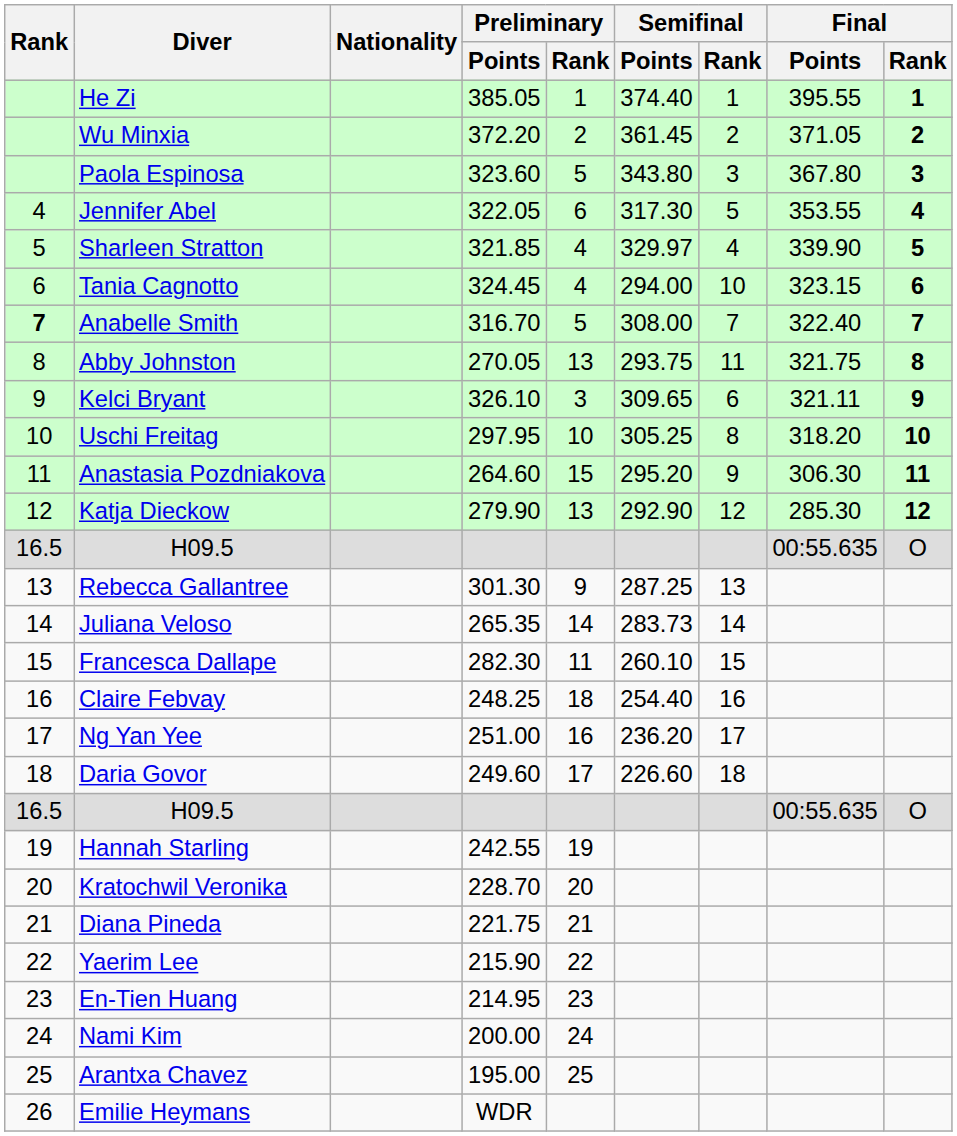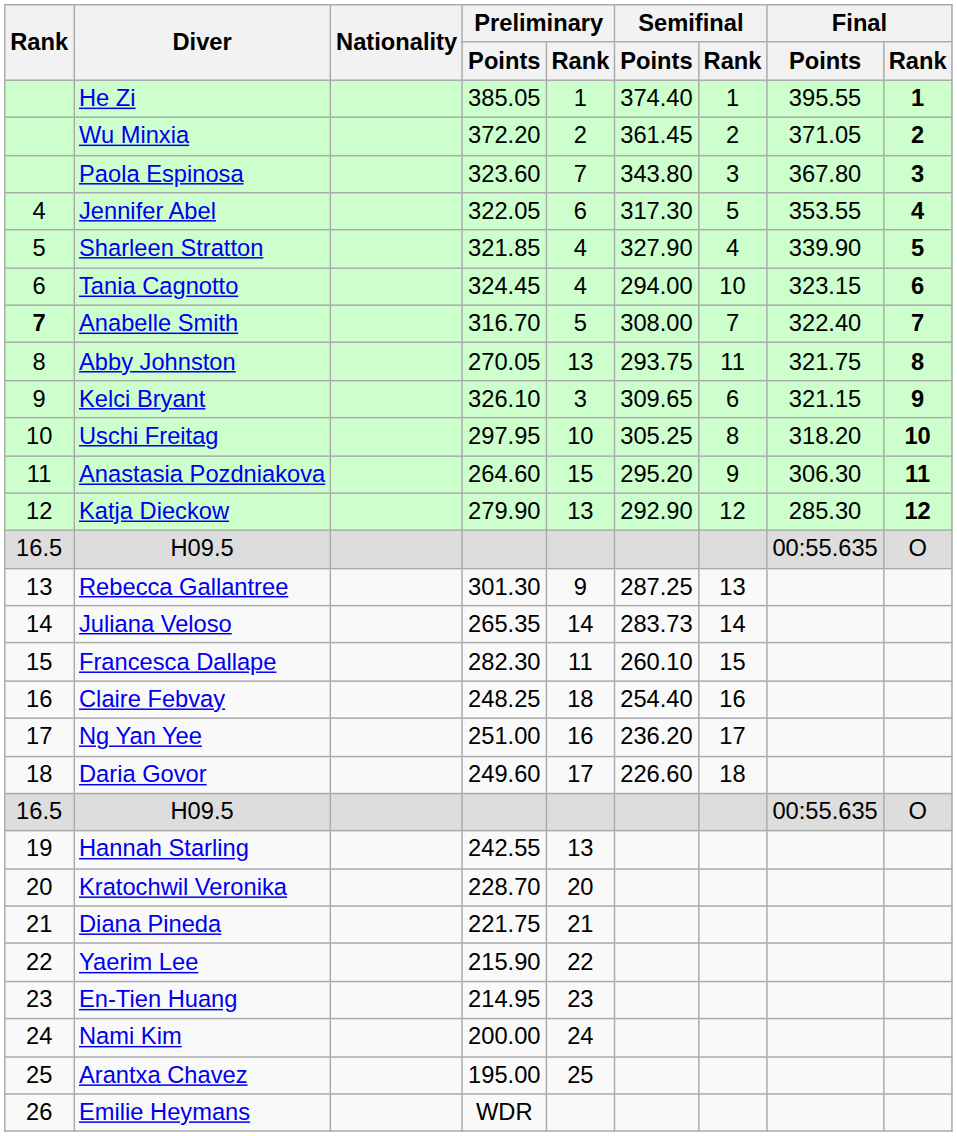(580, 173) 5 -> (580, 173) 7
(656, 248) 329.97 -> (656, 248) 327.90
(825, 398) 321.11 -> (825, 398) 321.15
(580, 849) 19 -> (580, 849) 13
